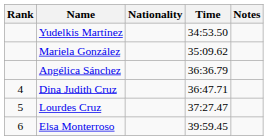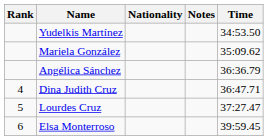columns swapped: (208, 14) <-> (247, 14)
